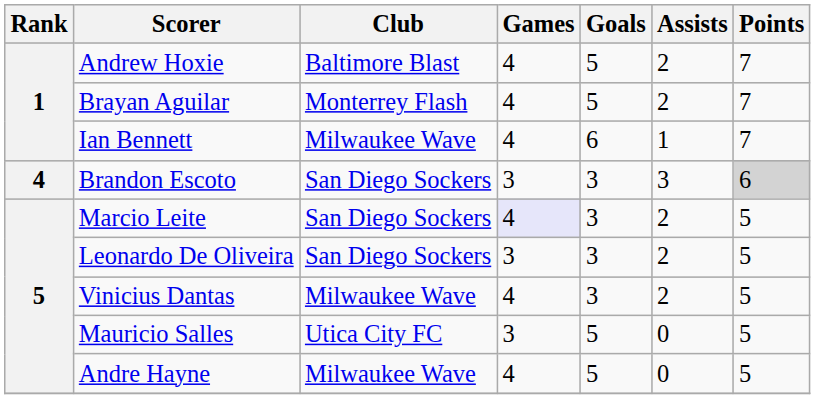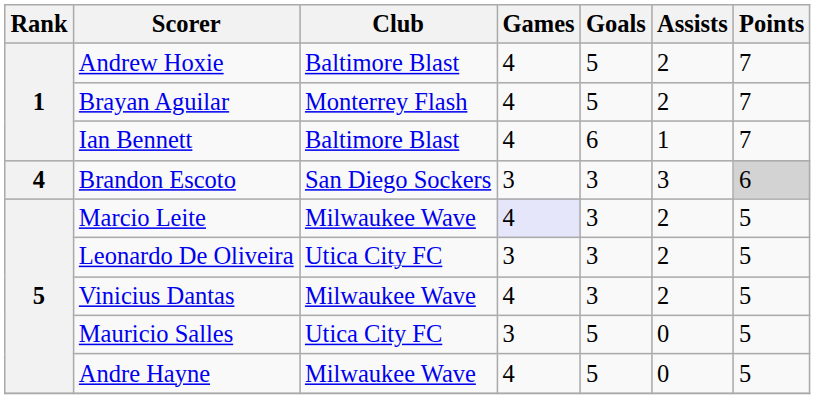(390, 140) Milwaukee Wave -> (382, 140) Baltimore Blast
(398, 218) San Diego Sockers -> (390, 218) Milwaukee Wave
(398, 256) San Diego Sockers -> (374, 256) Utica City FC
